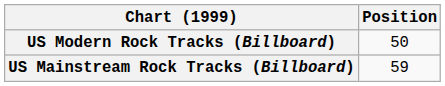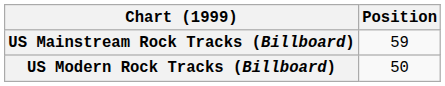rows swapped: (182, 68) <-> (182, 43)
